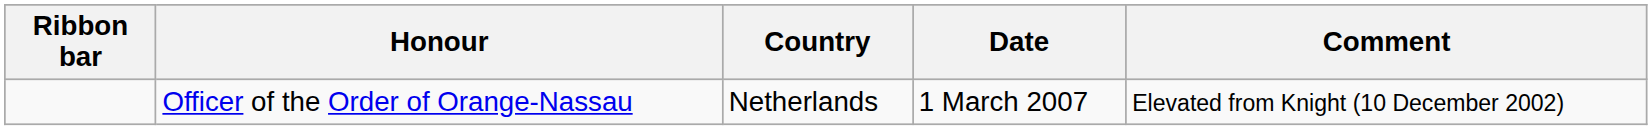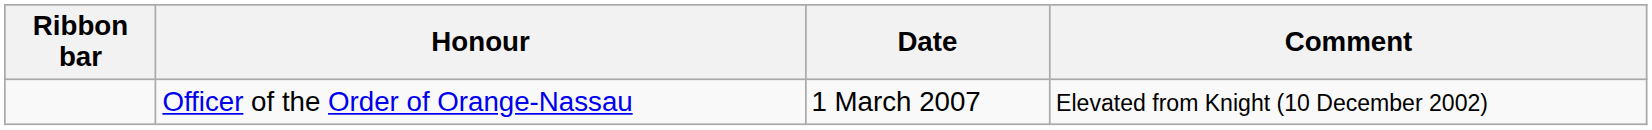- column: (817, 42)
